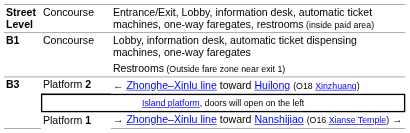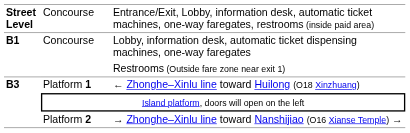(67, 85) Platform 2 -> (67, 85) Platform 1
(67, 120) Platform 1 -> (67, 119) Platform 2
